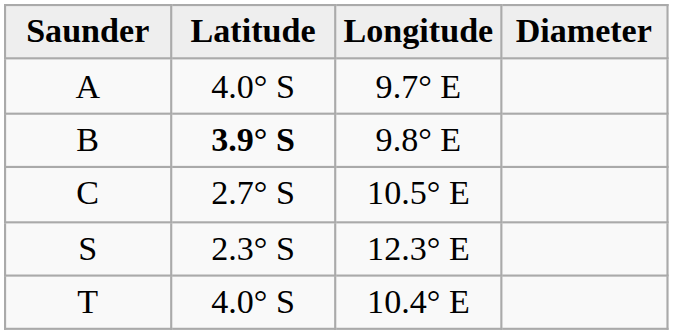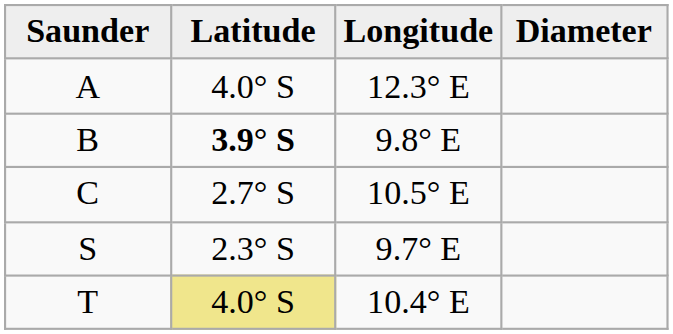(418, 85) 9.7° E -> (418, 85) 12.3° E
(418, 247) 12.3° E -> (418, 247) 9.7° E
(253, 301) no background -> (253, 301) khaki background
